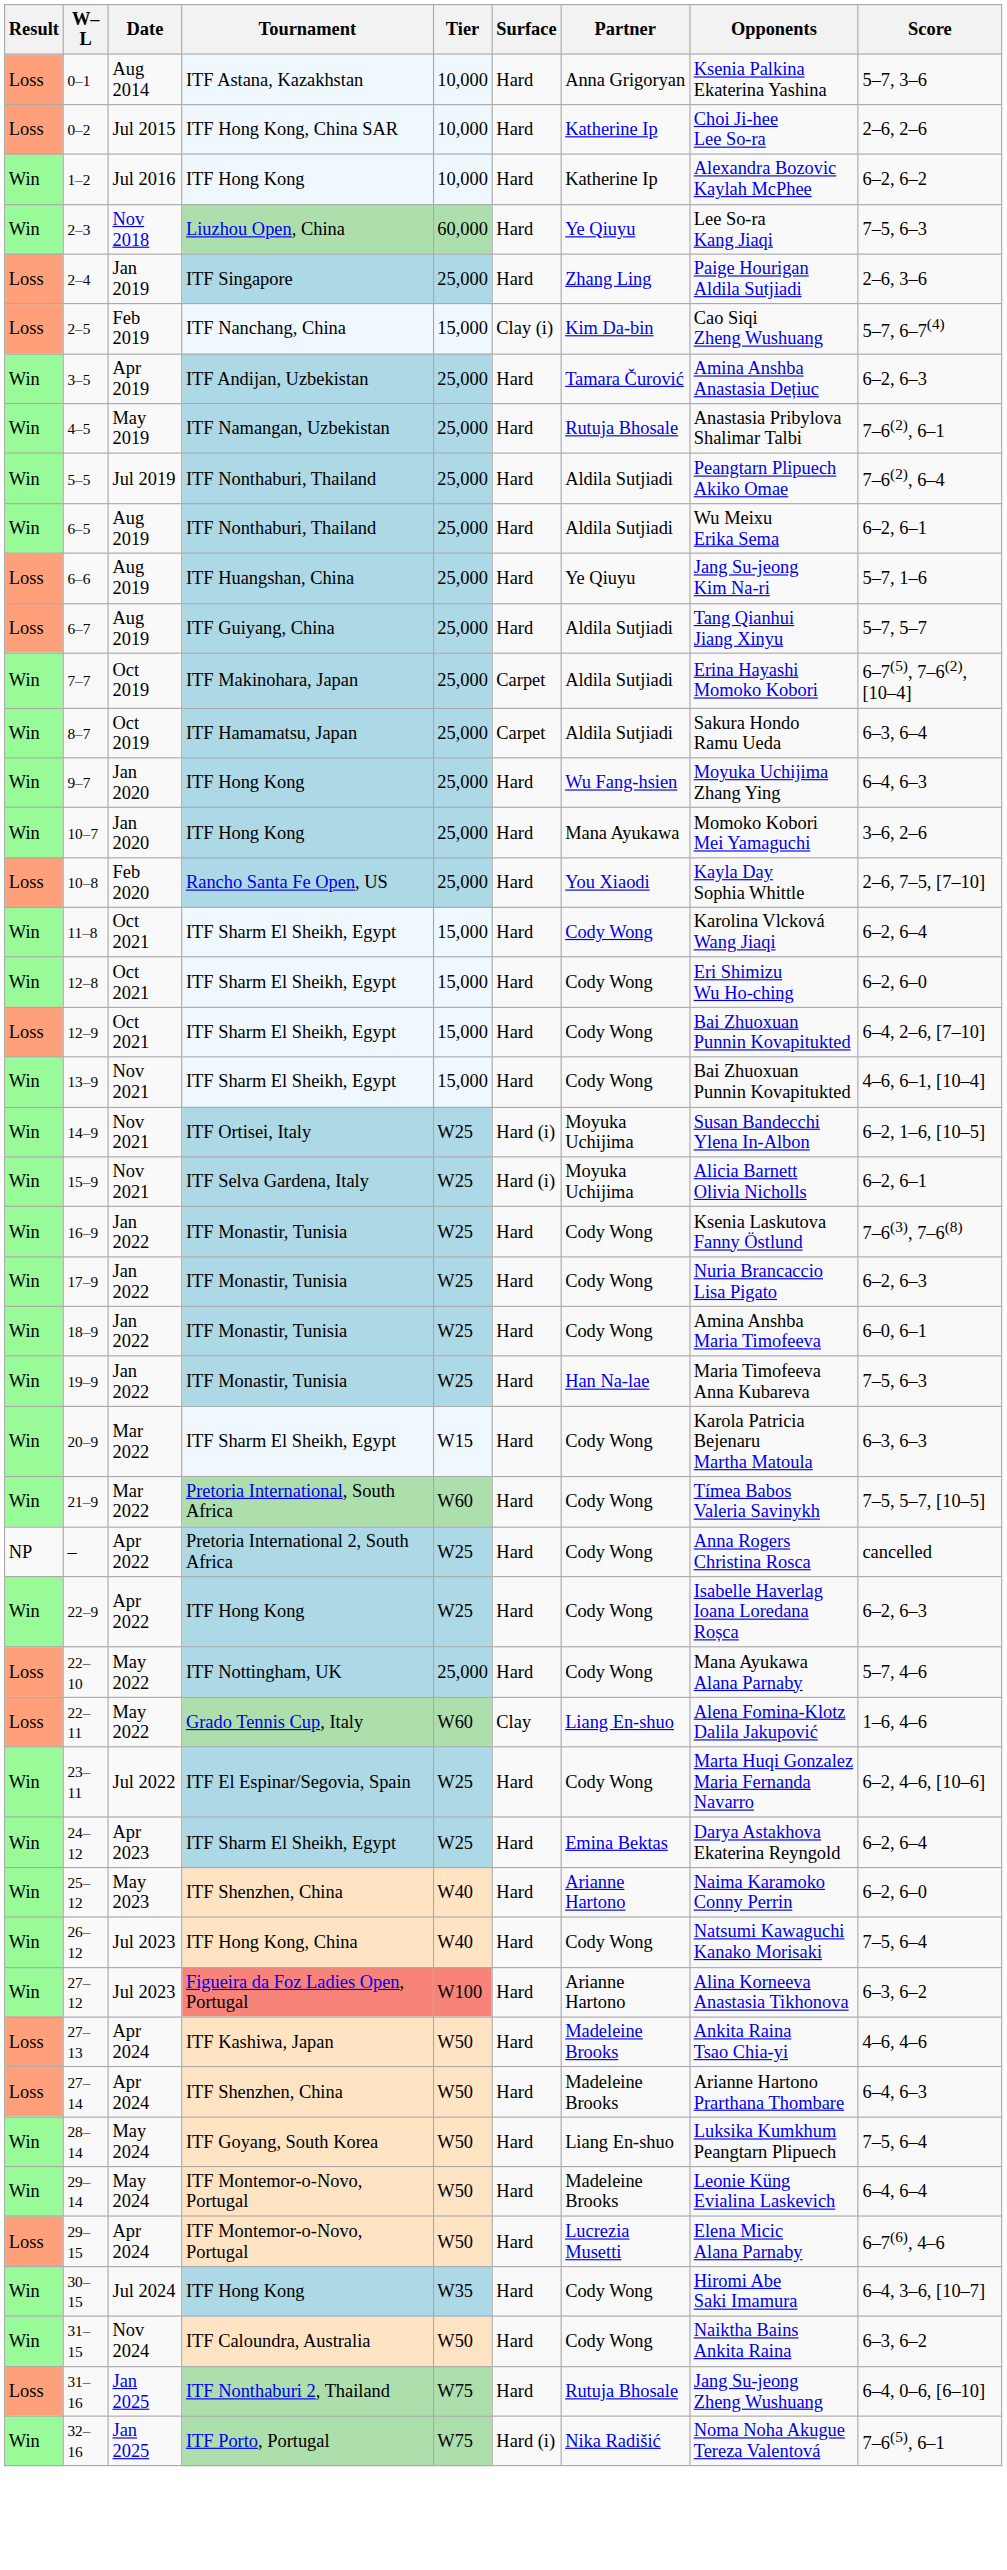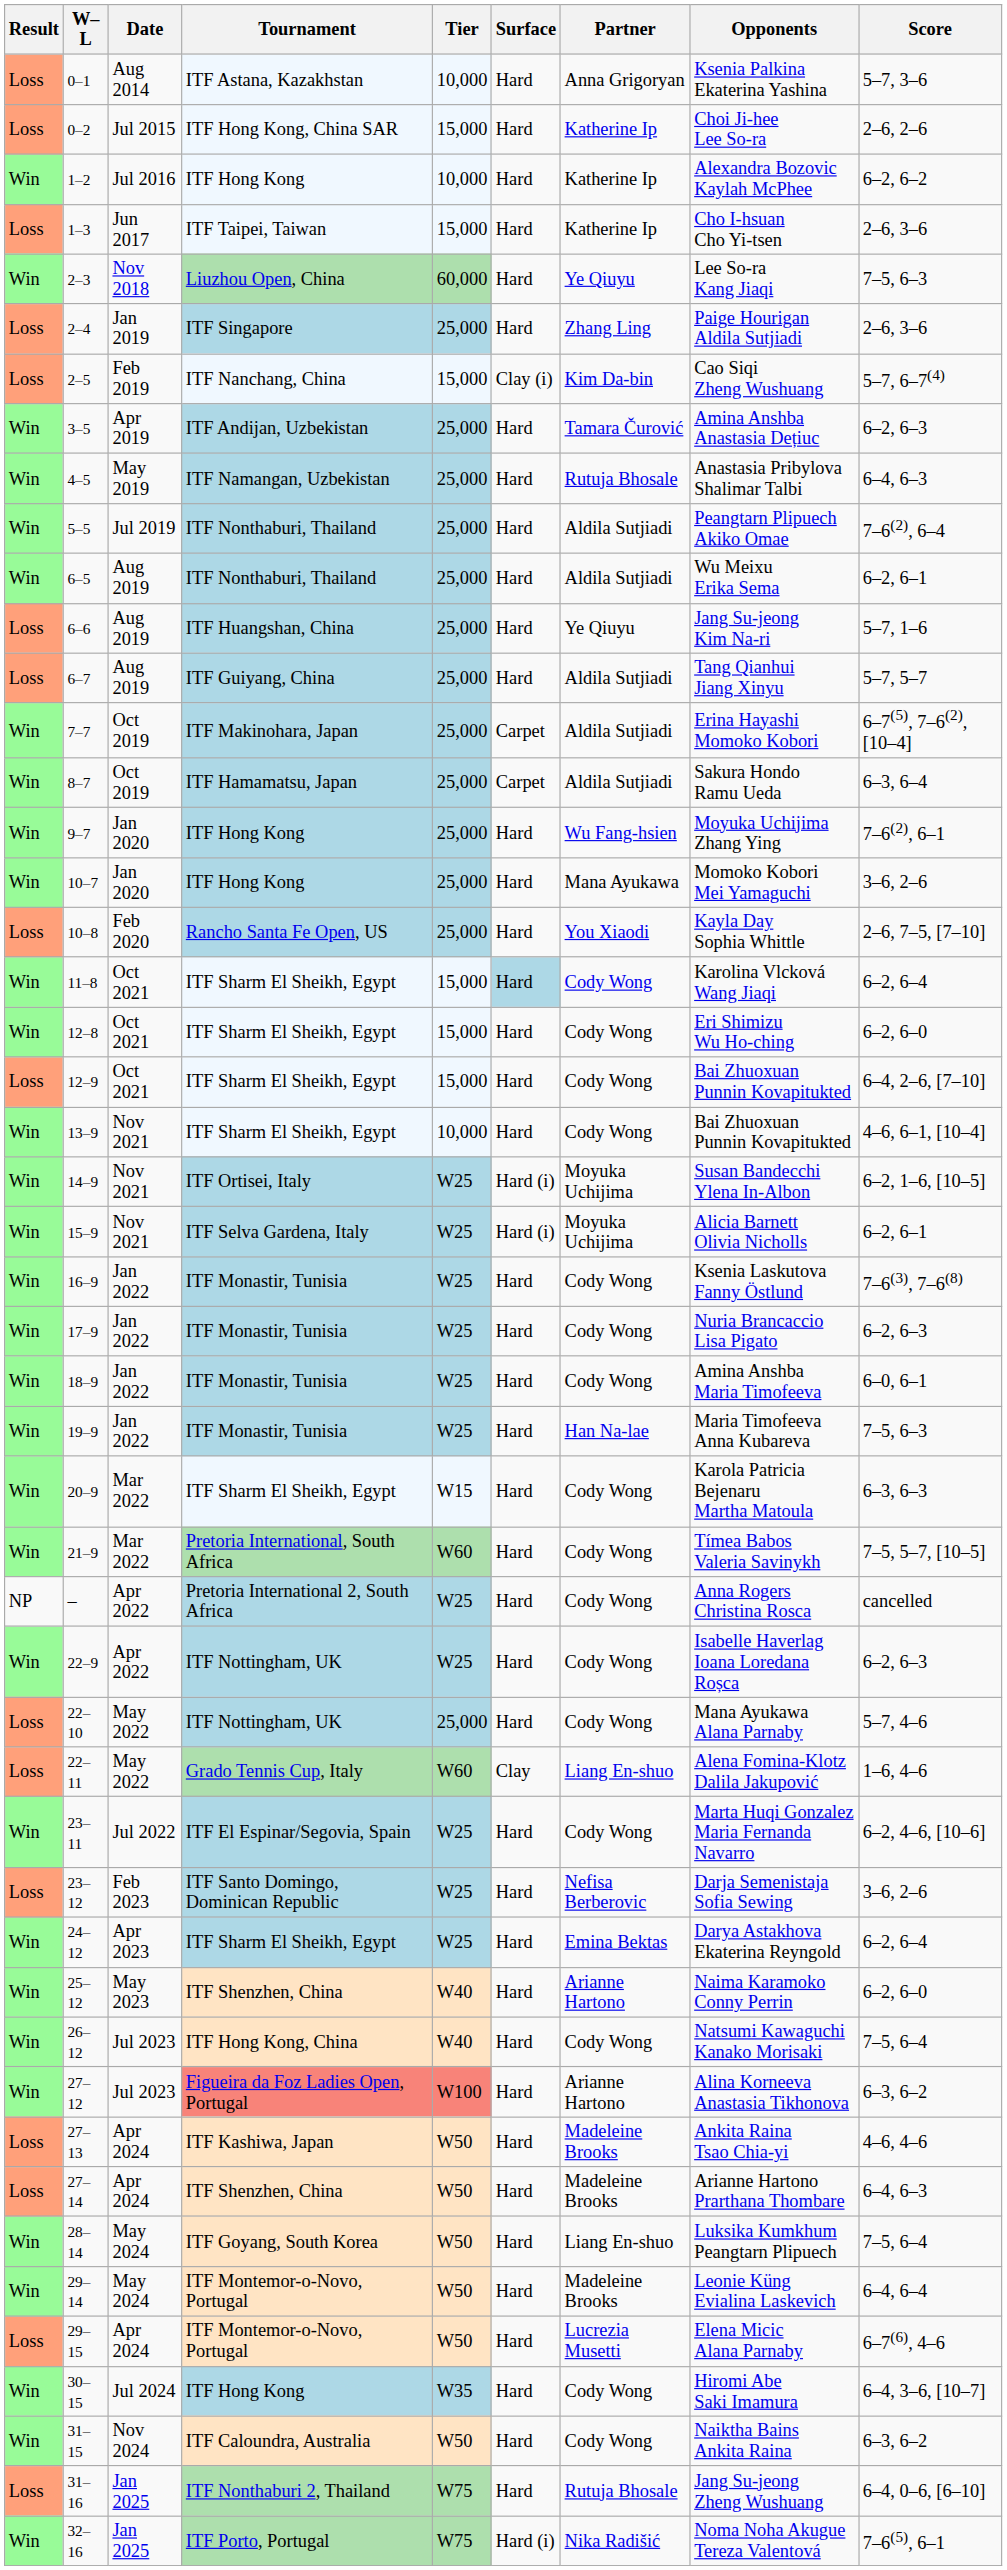(463, 129) 10,000 -> (462, 129) 15,000
+ row: (79, 230)
(904, 428) 7–6(2), 6–1 -> (895, 478) 6–4, 6–3
(895, 782) 6–4, 6–3 -> (904, 832) 7–6(2), 6–1
(515, 932) no background -> (514, 982) lightblue background
(463, 1081) 15,000 -> (462, 1131) 10,000
(245, 1611) ITF Hong Kong -> (264, 1661) ITF Nottingham, UK
+ row: (79, 1893)
